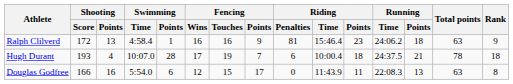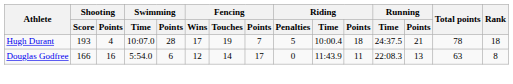- row: (33, 42)
(293, 57) 6 -> (293, 42) 5
(227, 72) 15 -> (227, 57) 14
